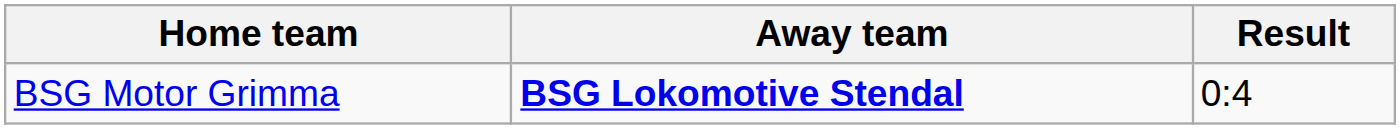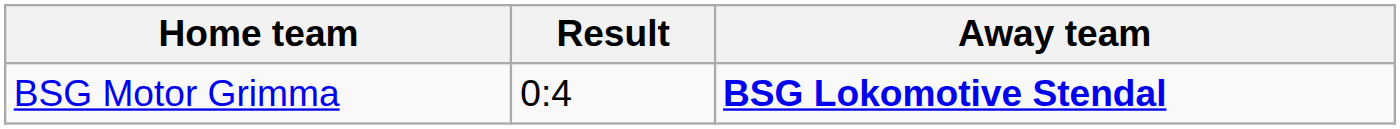columns swapped: (852, 33) <-> (1293, 33)
